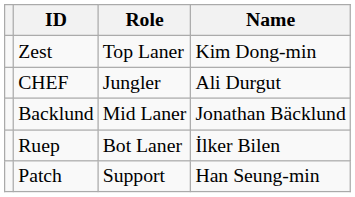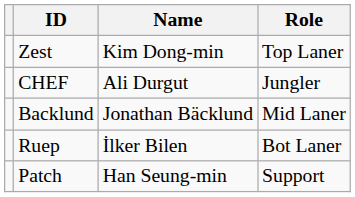columns swapped: (271, 20) <-> (145, 20)
